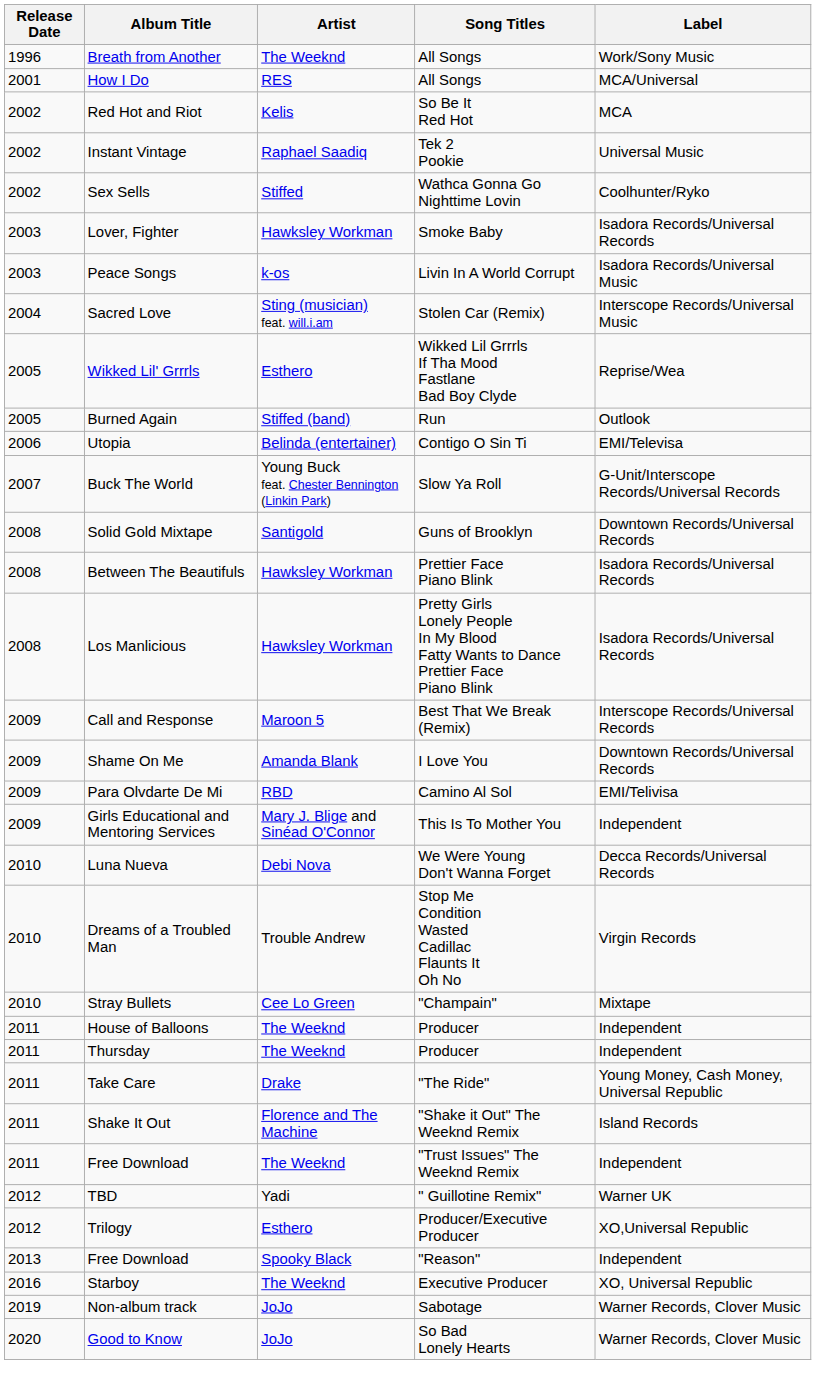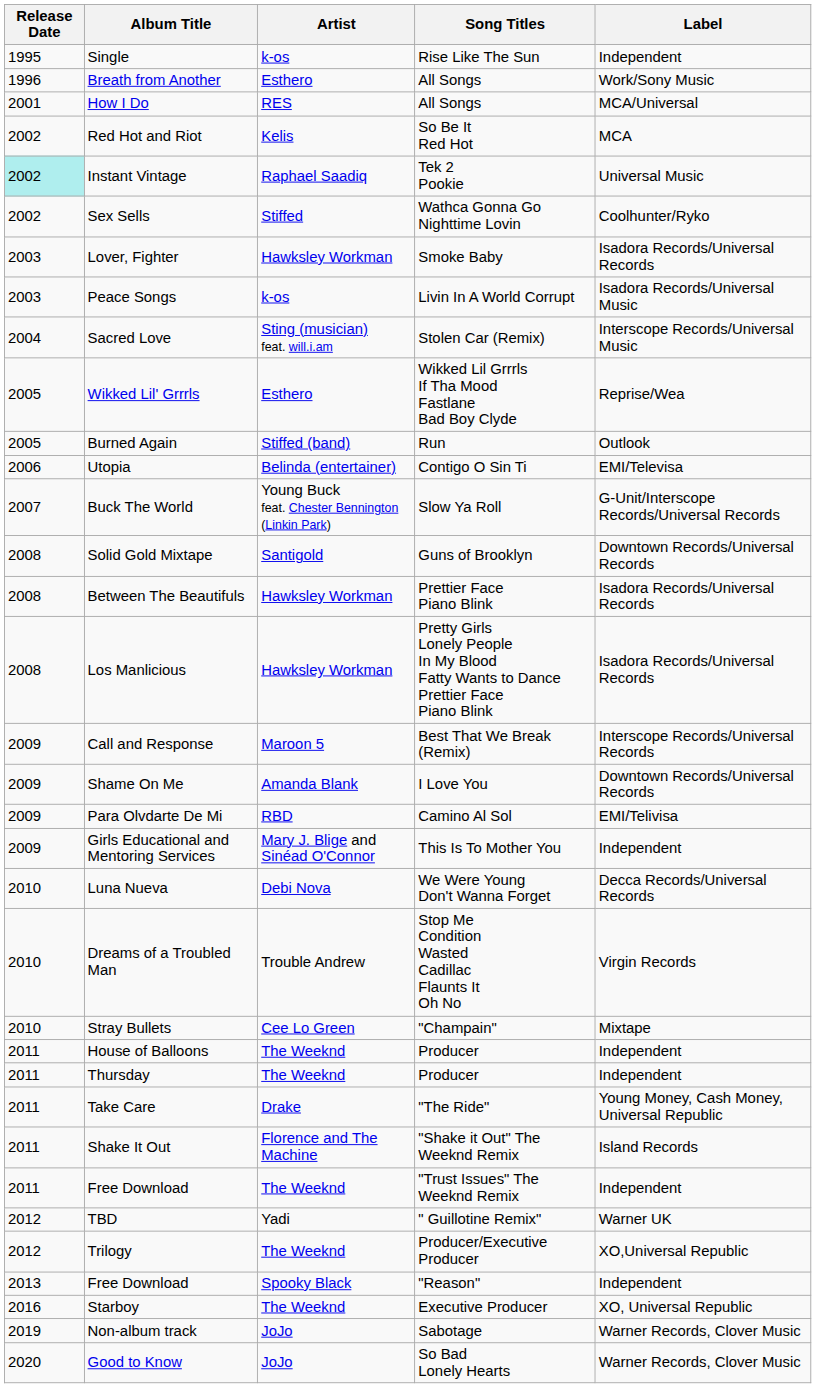+ row: (108, 56)
(303, 56) The Weeknd -> (287, 80) Esthero
(24, 152) no background -> (24, 176) paleturquoise background
(287, 1227) Esthero -> (303, 1251) The Weeknd
